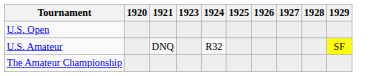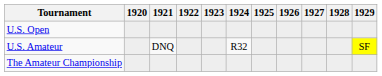+ column: (189, 13)
